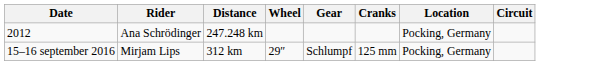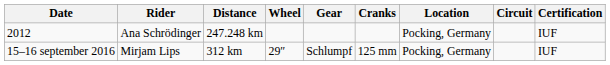+ column: (570, 13)
